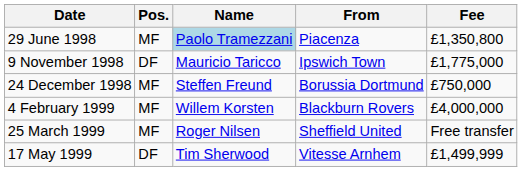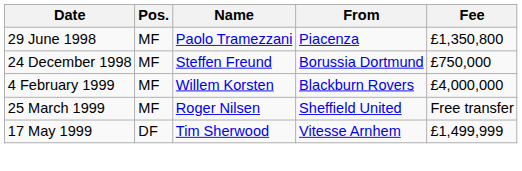(234, 39) lightblue background -> (234, 39) no background
- row: (66, 62)
